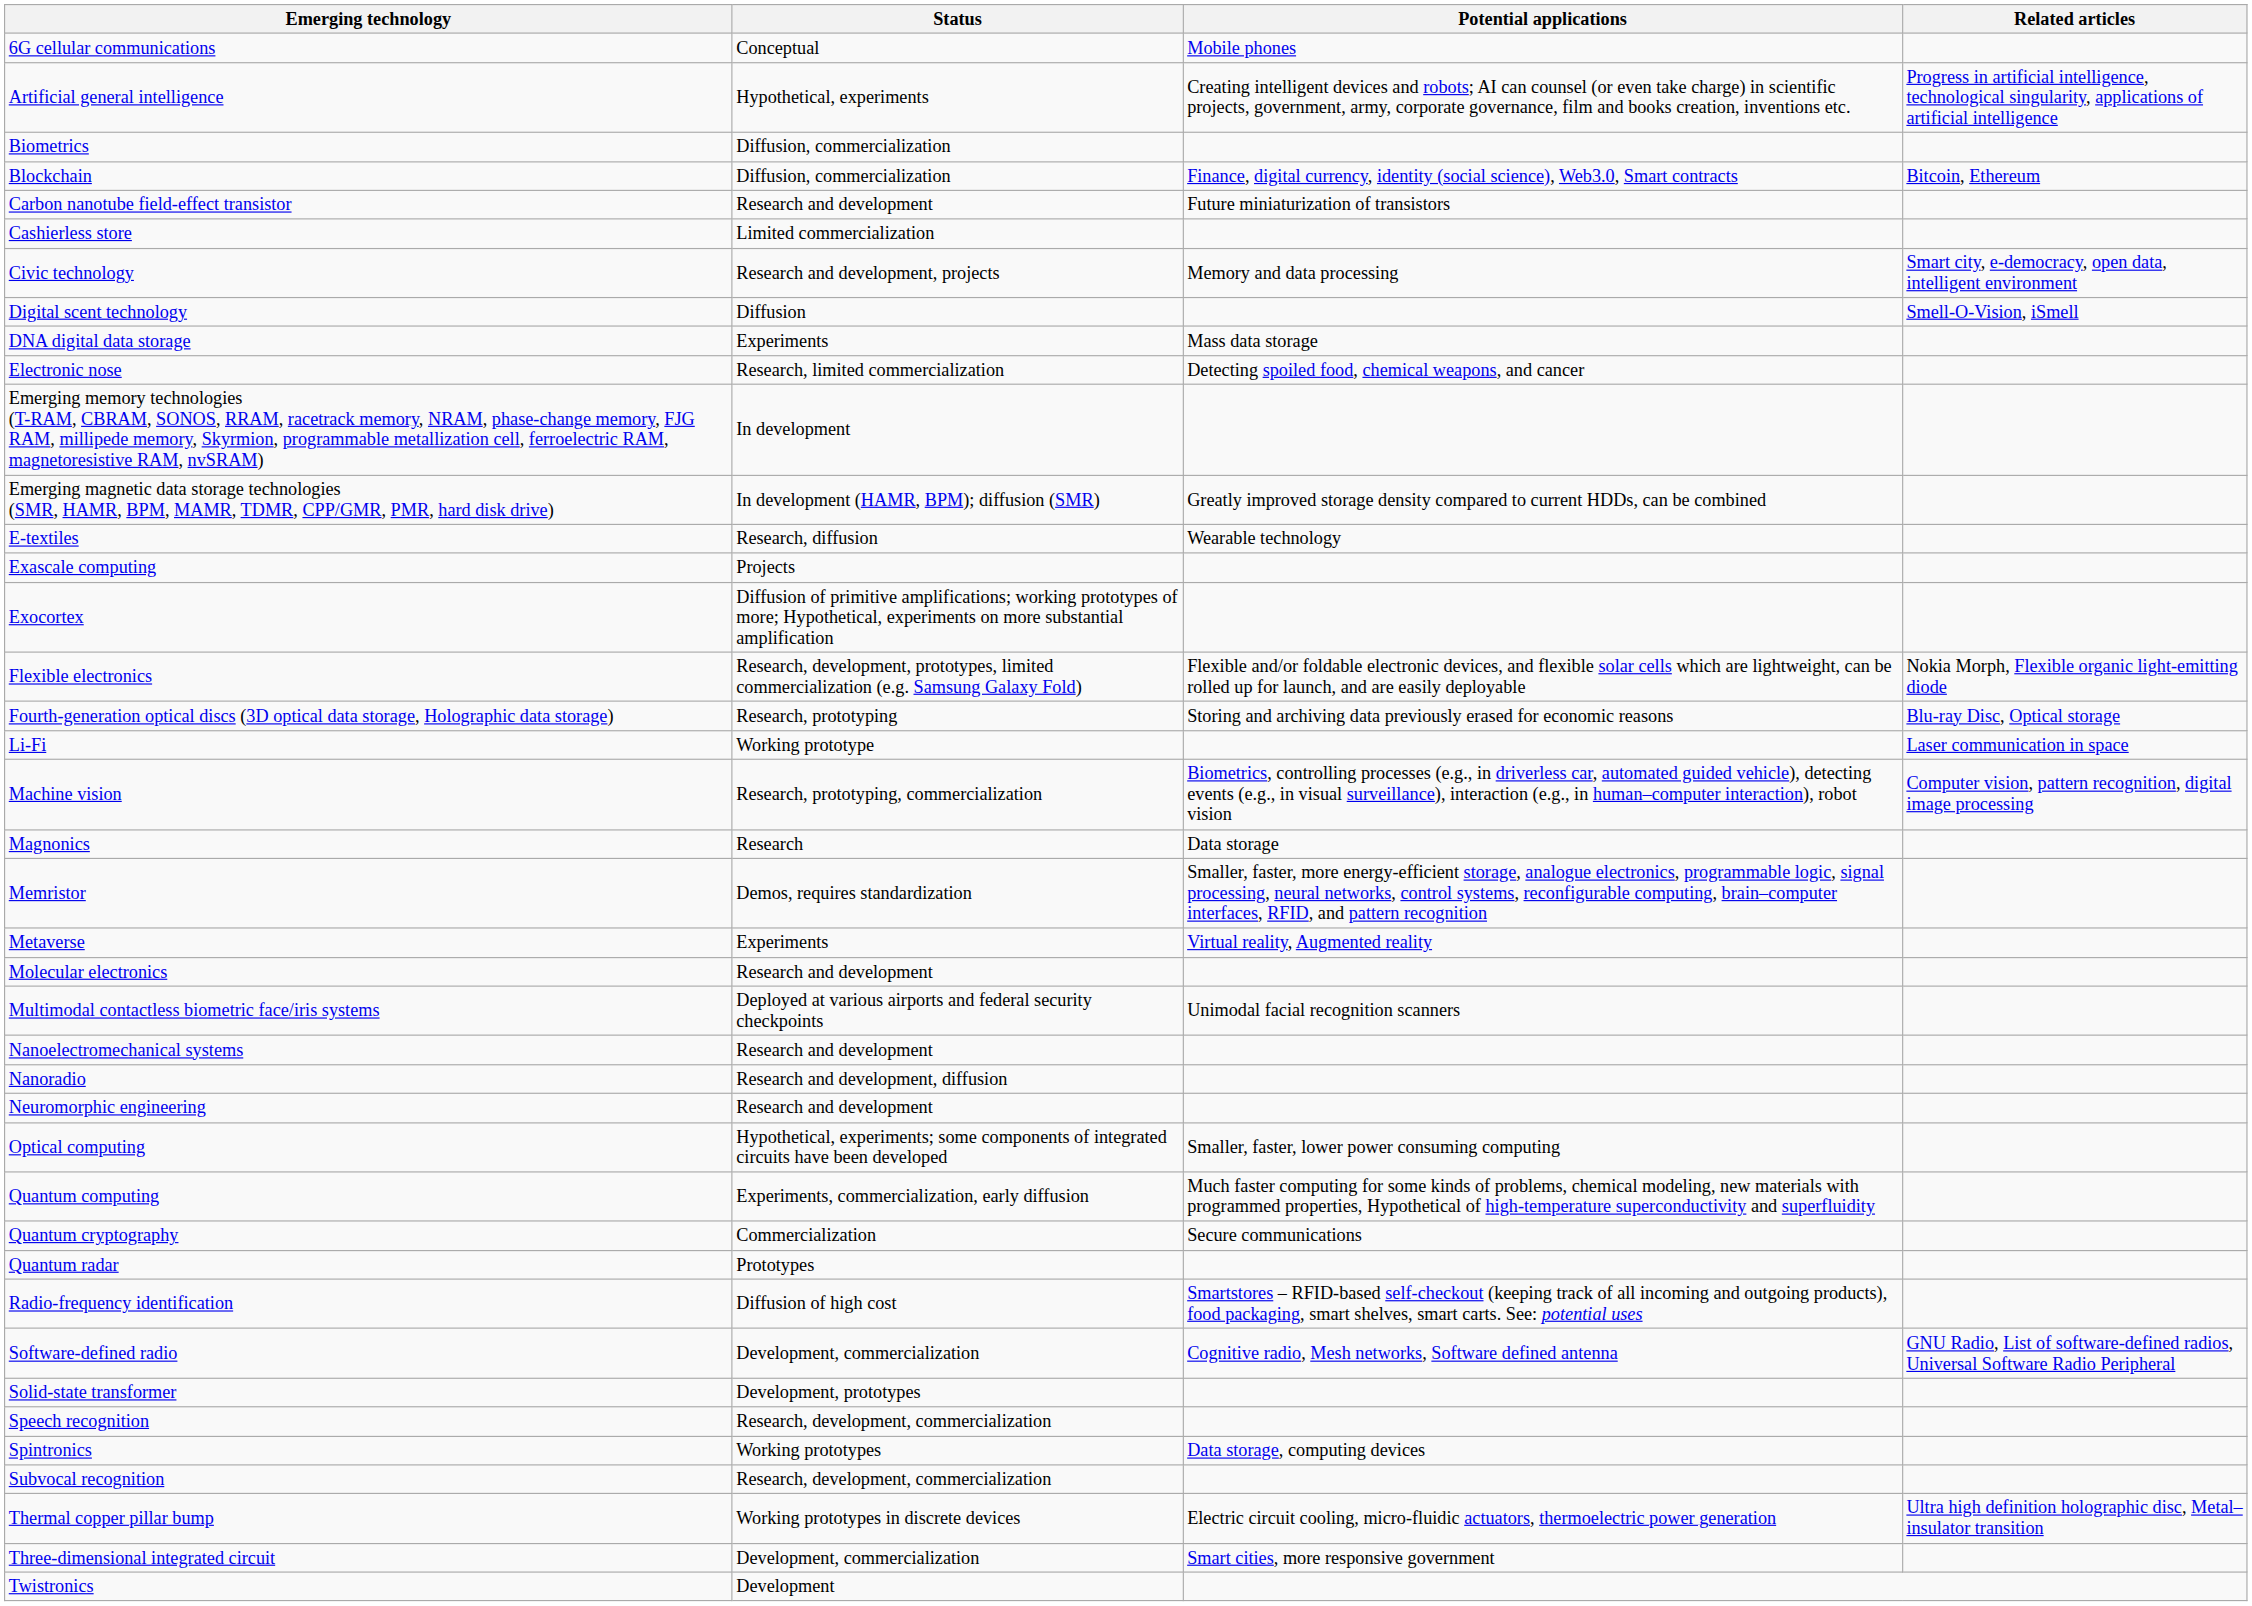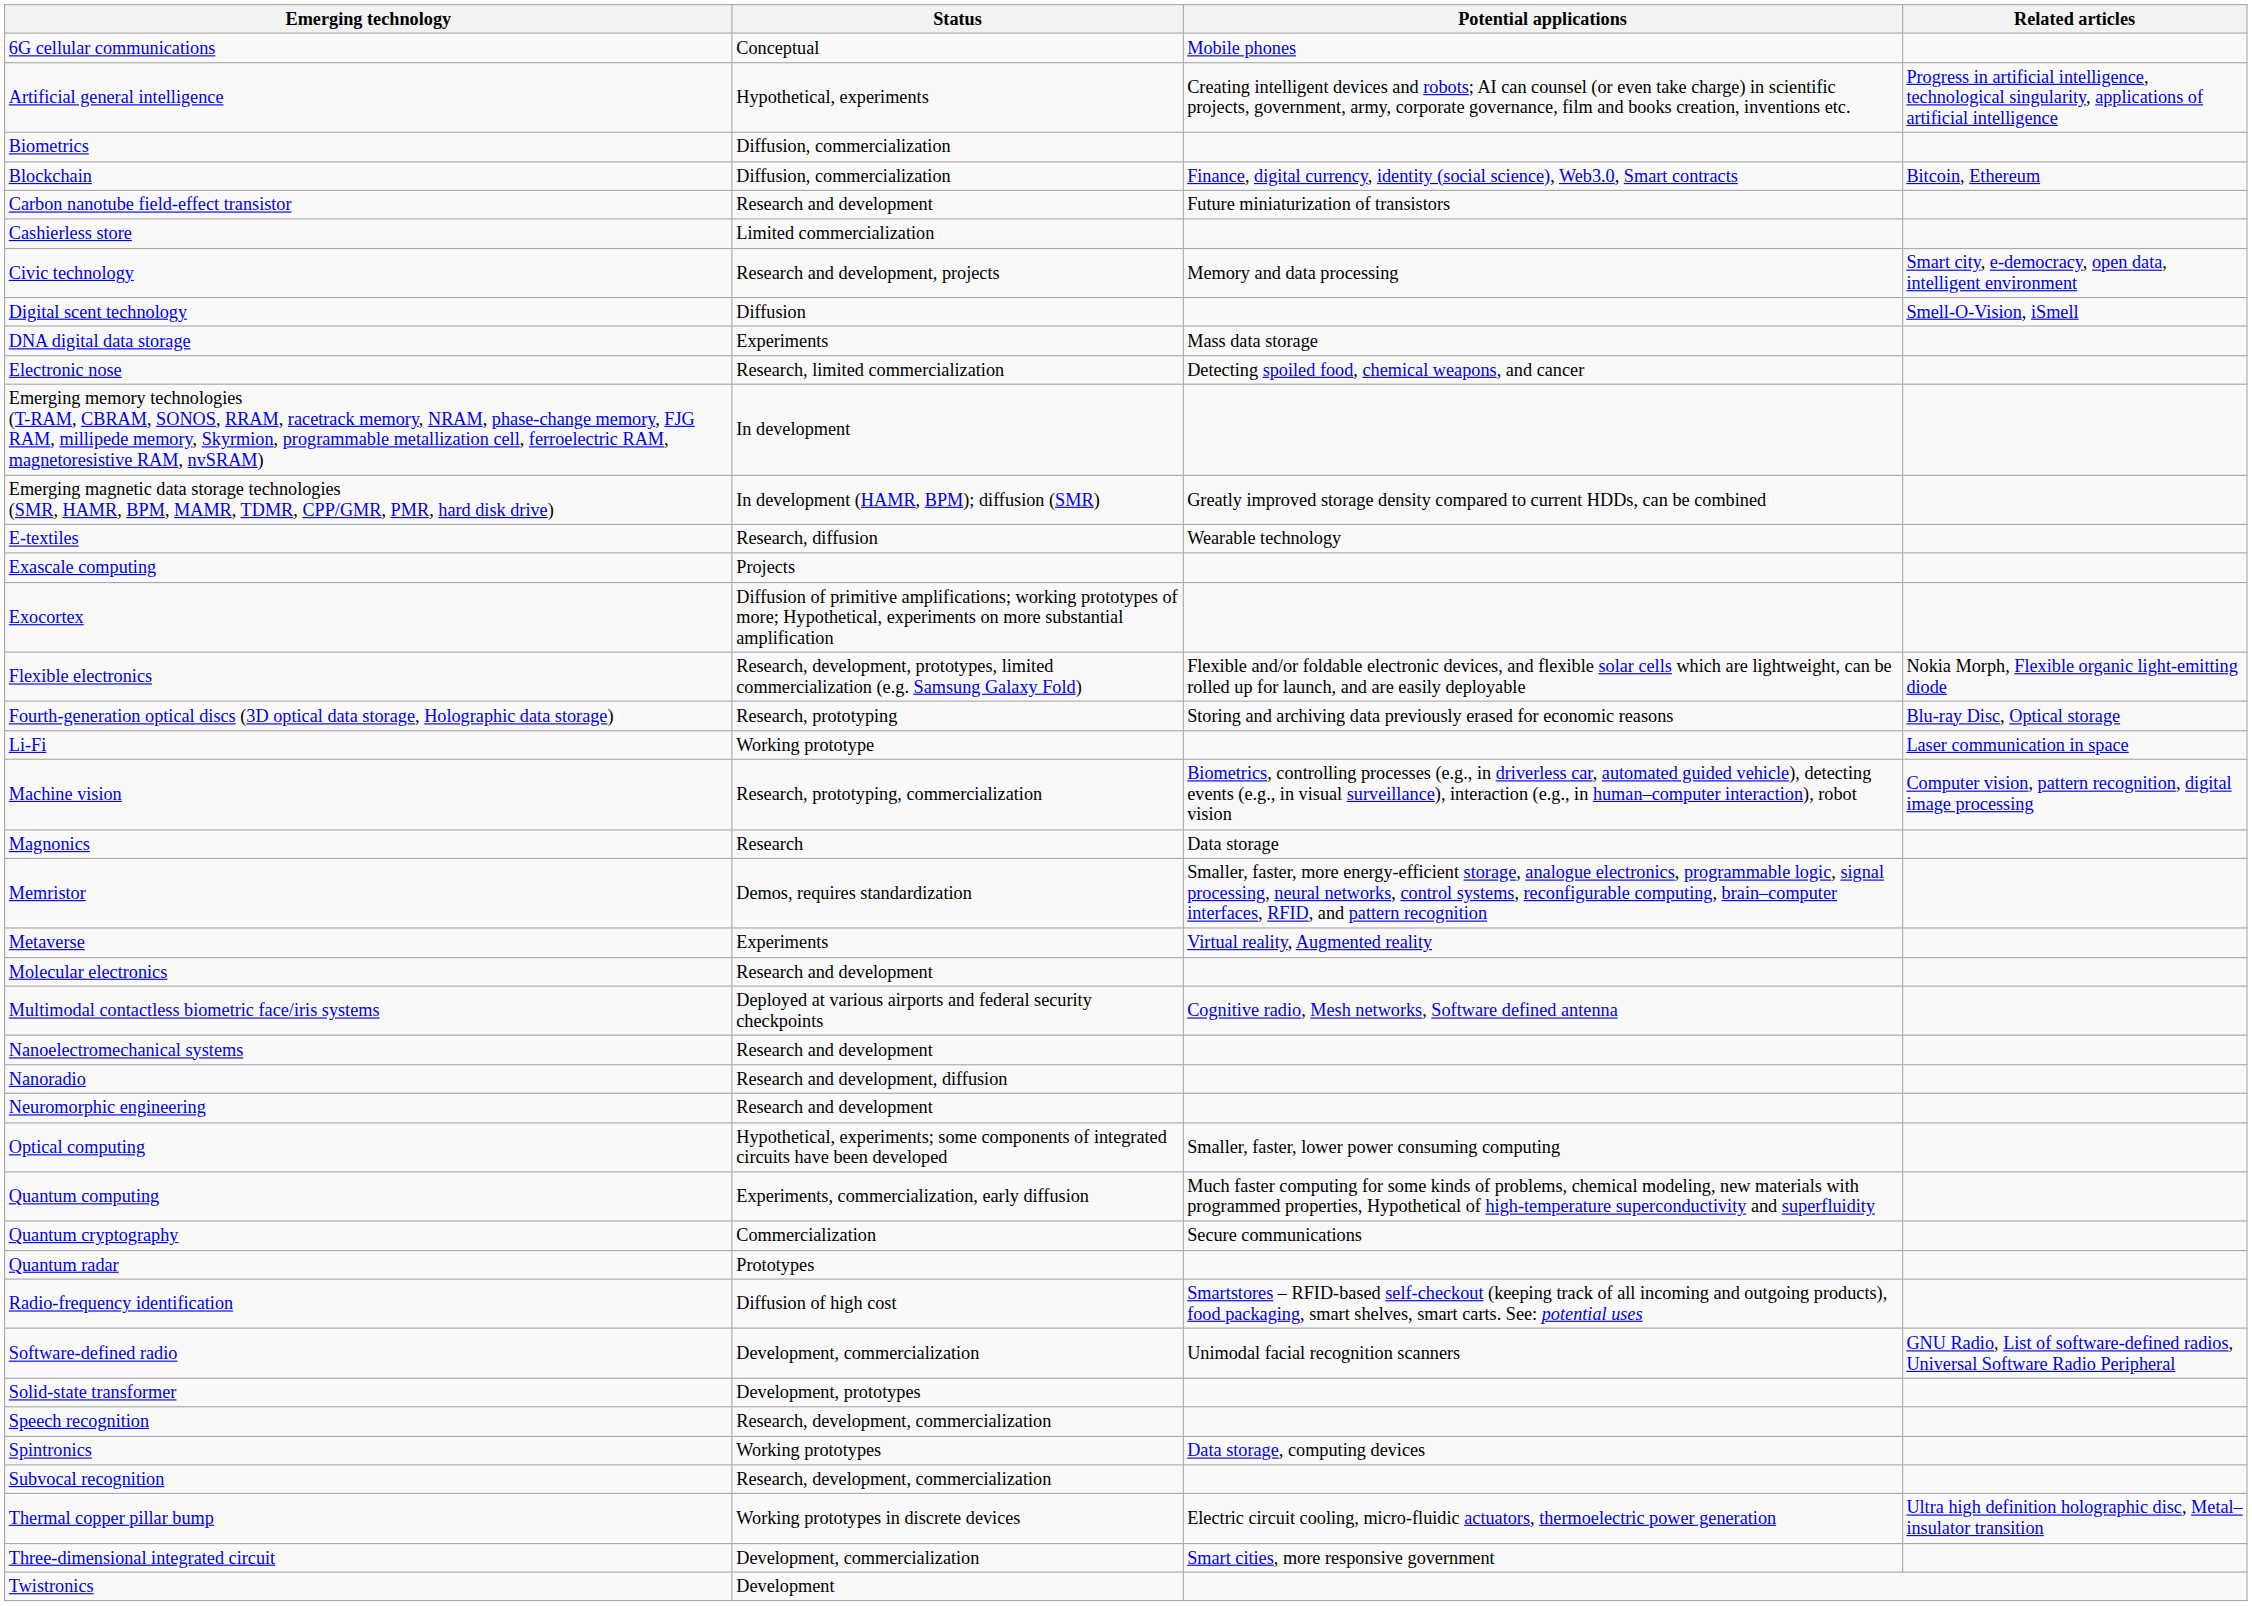(1324, 1010) Unimodal facial recognition scanners -> (1402, 1010) Cognitive radio, Mesh networks, Software defined antenna
(1402, 1353) Cognitive radio, Mesh networks, Software defined antenna -> (1324, 1353) Unimodal facial recognition scanners
